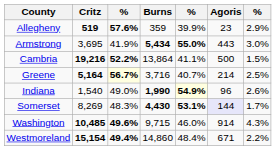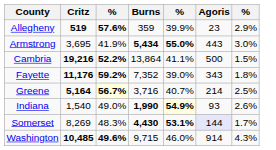+ row: (33, 75)
(226, 91) 96 -> (214, 106) 93
- row: (38, 138)
